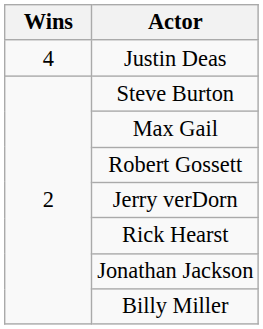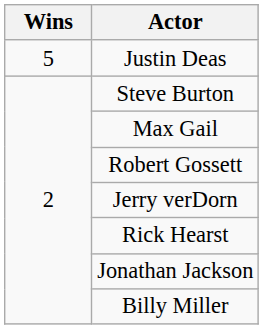(48, 57) 4 -> (48, 57) 5
